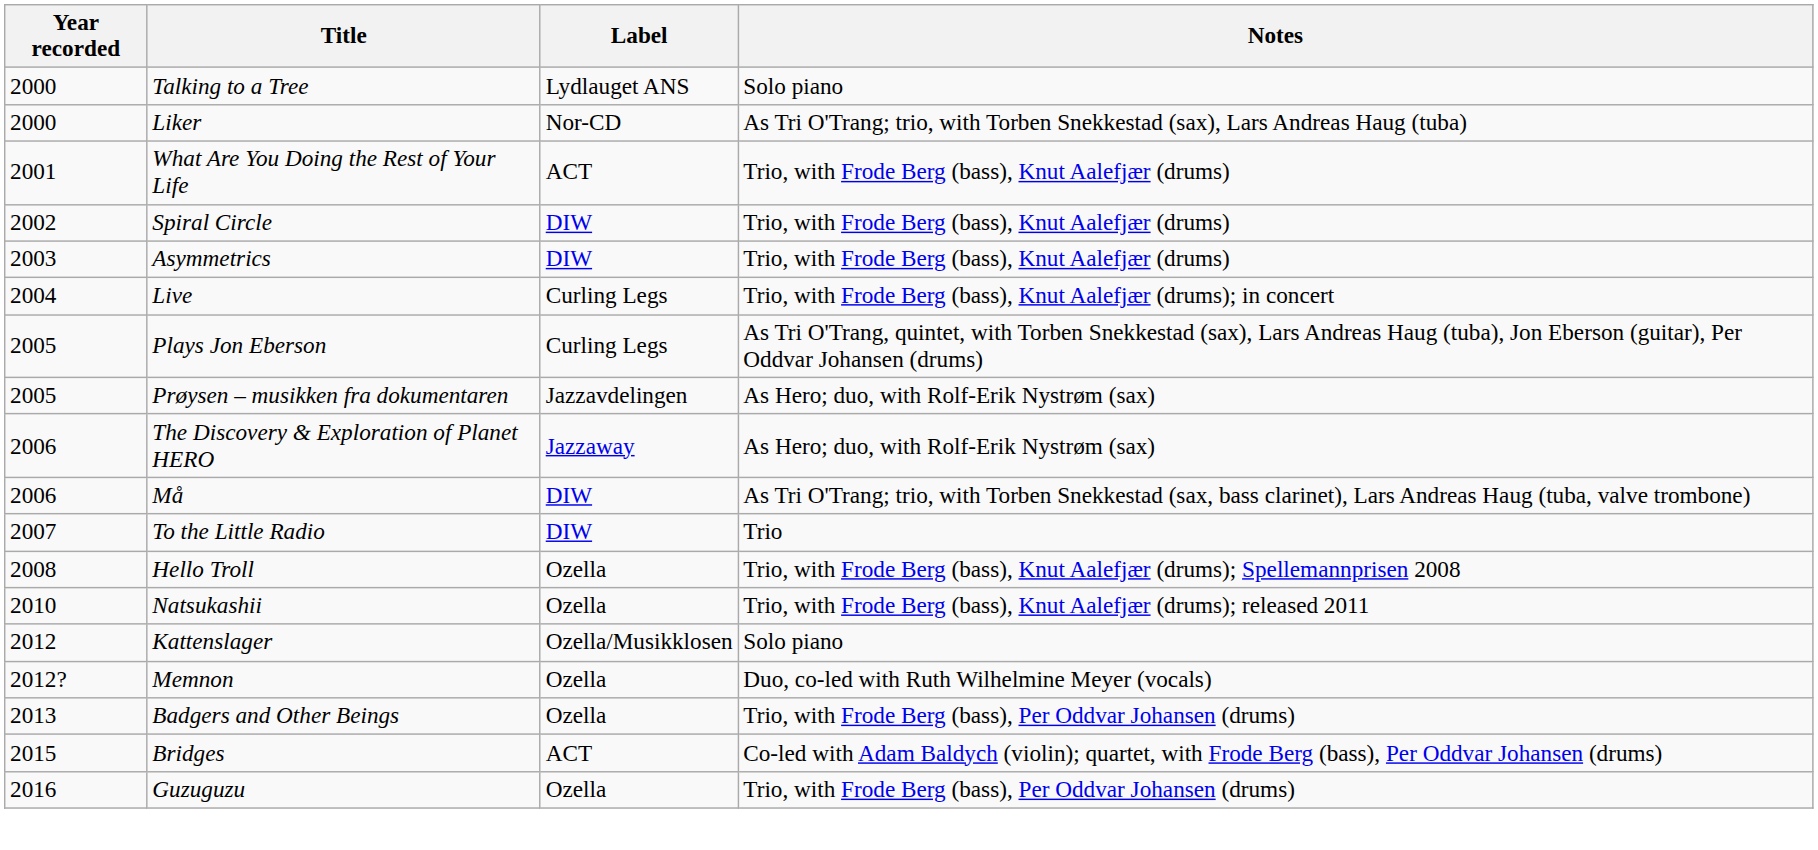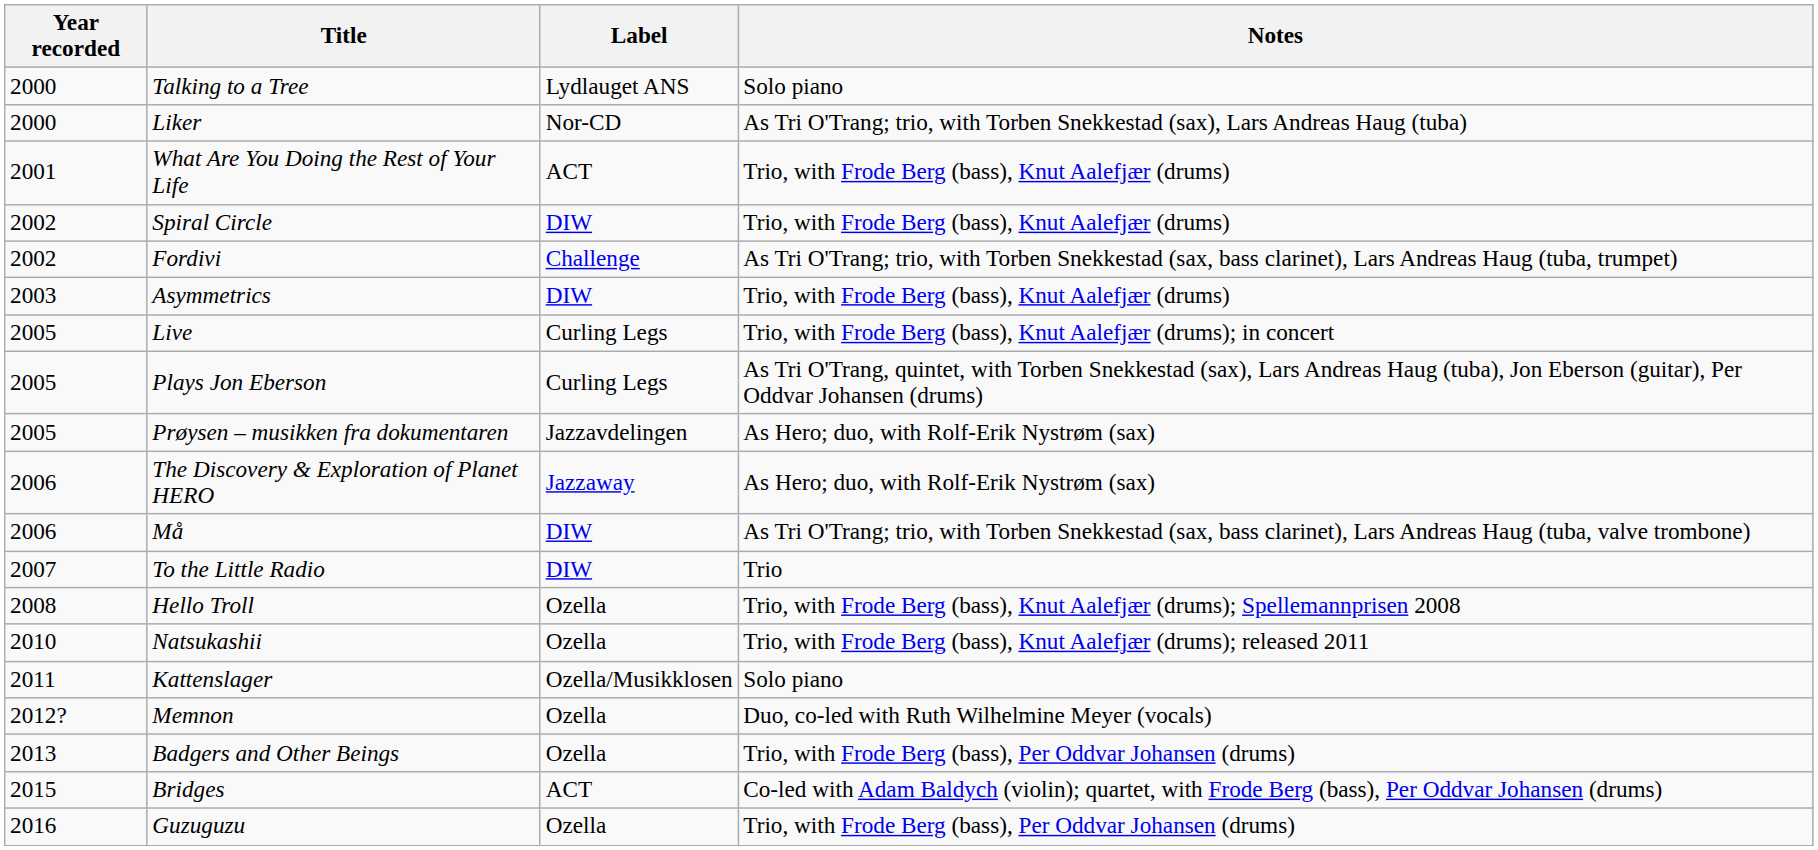+ row: (187, 259)
(33, 295) 2004 -> (33, 332) 2005
(33, 642) 2012 -> (33, 679) 2011
